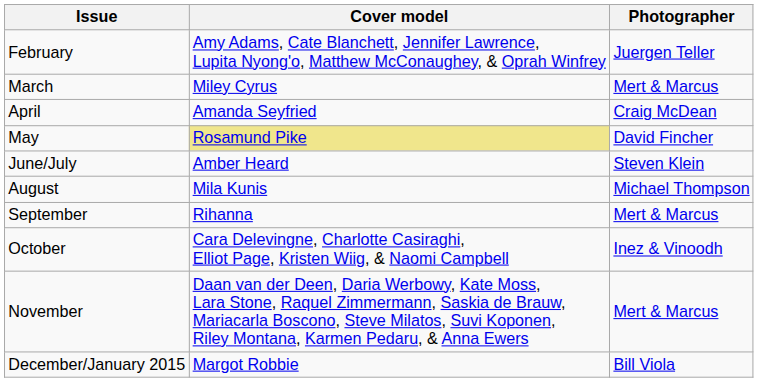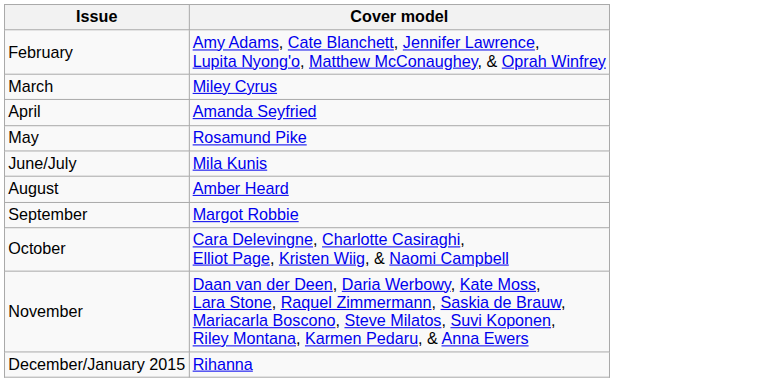- column: (682, 17)
(250, 138) khaki background -> (250, 138) no background
(241, 163) Amber Heard -> (230, 163) Mila Kunis
(230, 189) Mila Kunis -> (241, 189) Amber Heard
(223, 214) Rihanna -> (246, 214) Margot Robbie
(246, 364) Margot Robbie -> (223, 364) Rihanna
